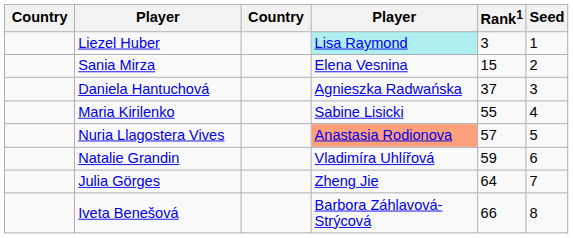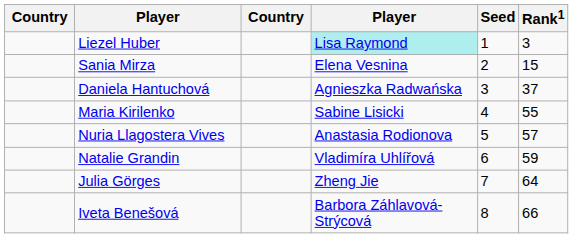columns swapped: (502, 18) <-> (547, 18)
(383, 135) lightsalmon background -> (383, 135) no background
